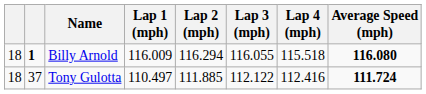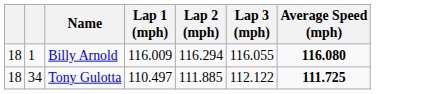- column: (303, 24)
(31, 55) bold -> (31, 55) normal
(35, 78) 37 -> (35, 78) 34
(375, 78) 111.724 -> (324, 78) 111.725
